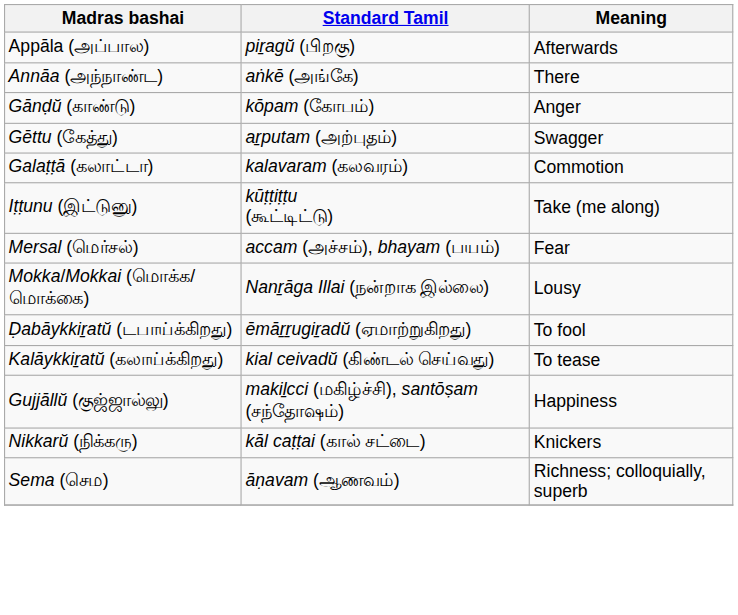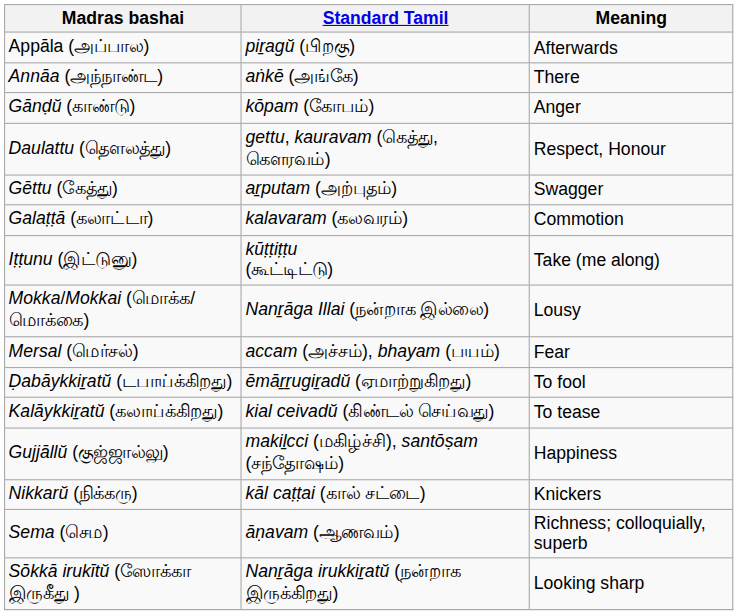+ row: (90, 147)
rows swapped: (74, 246) <-> (102, 287)
+ row: (100, 582)
